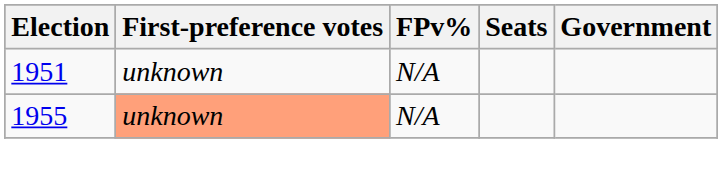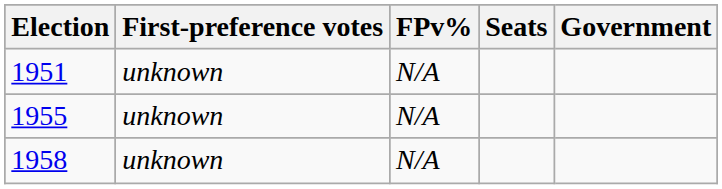(173, 115) lightsalmon background -> (173, 115) no background
+ row: (39, 159)
